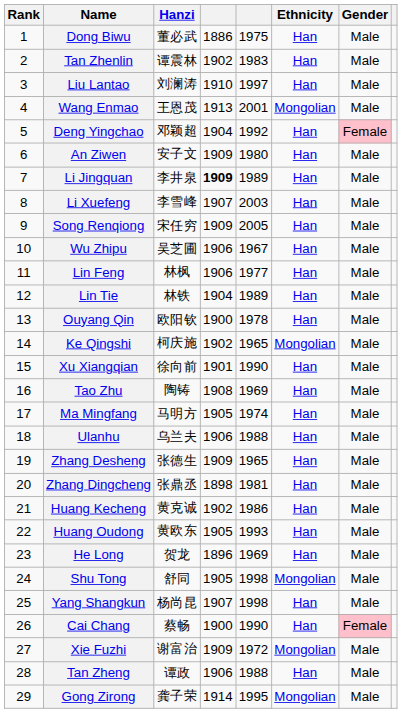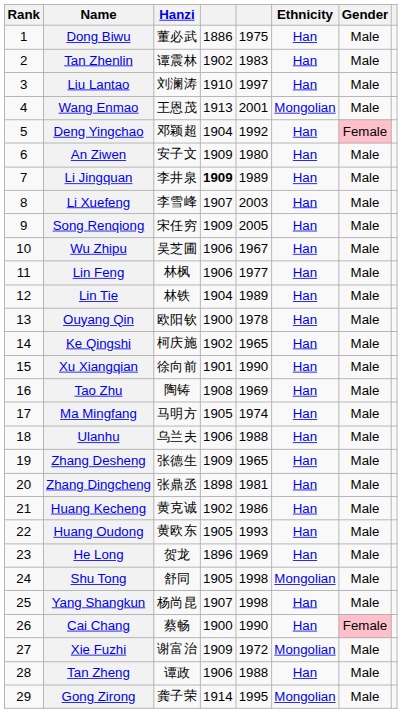(305, 343) Mongolian -> (305, 343) Han
